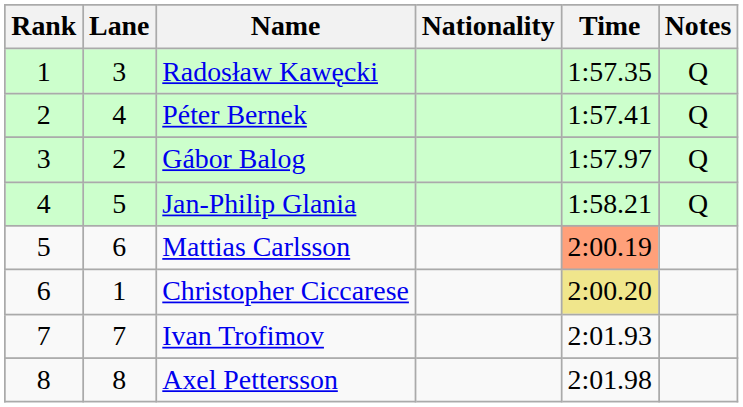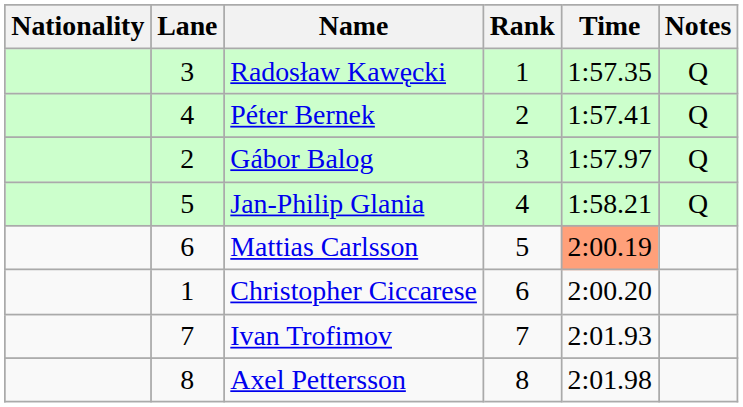columns swapped: (44, 26) <-> (488, 26)
(610, 291) khaki background -> (610, 291) no background
